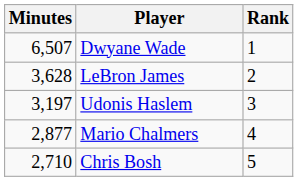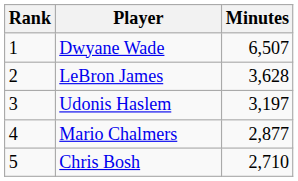columns swapped: (268, 18) <-> (40, 18)
